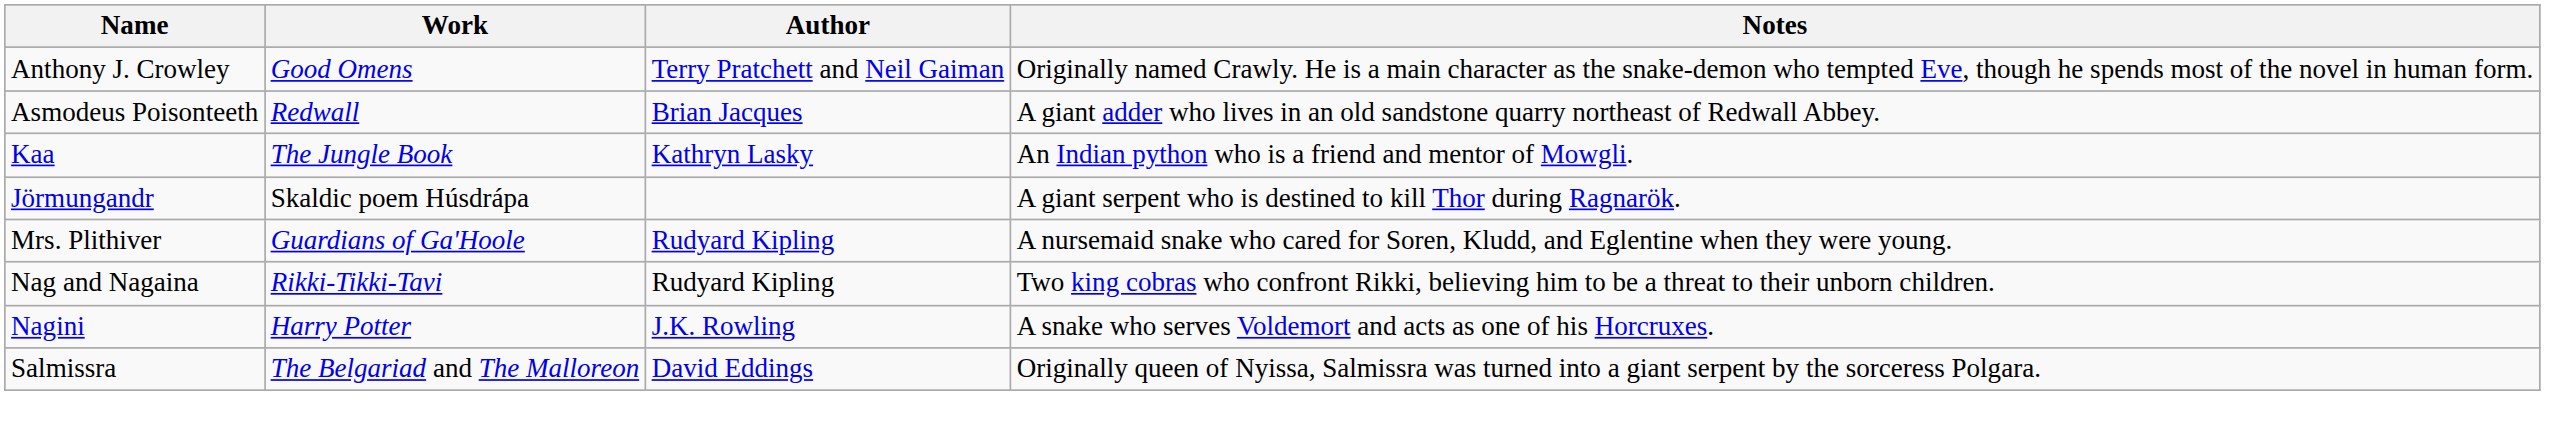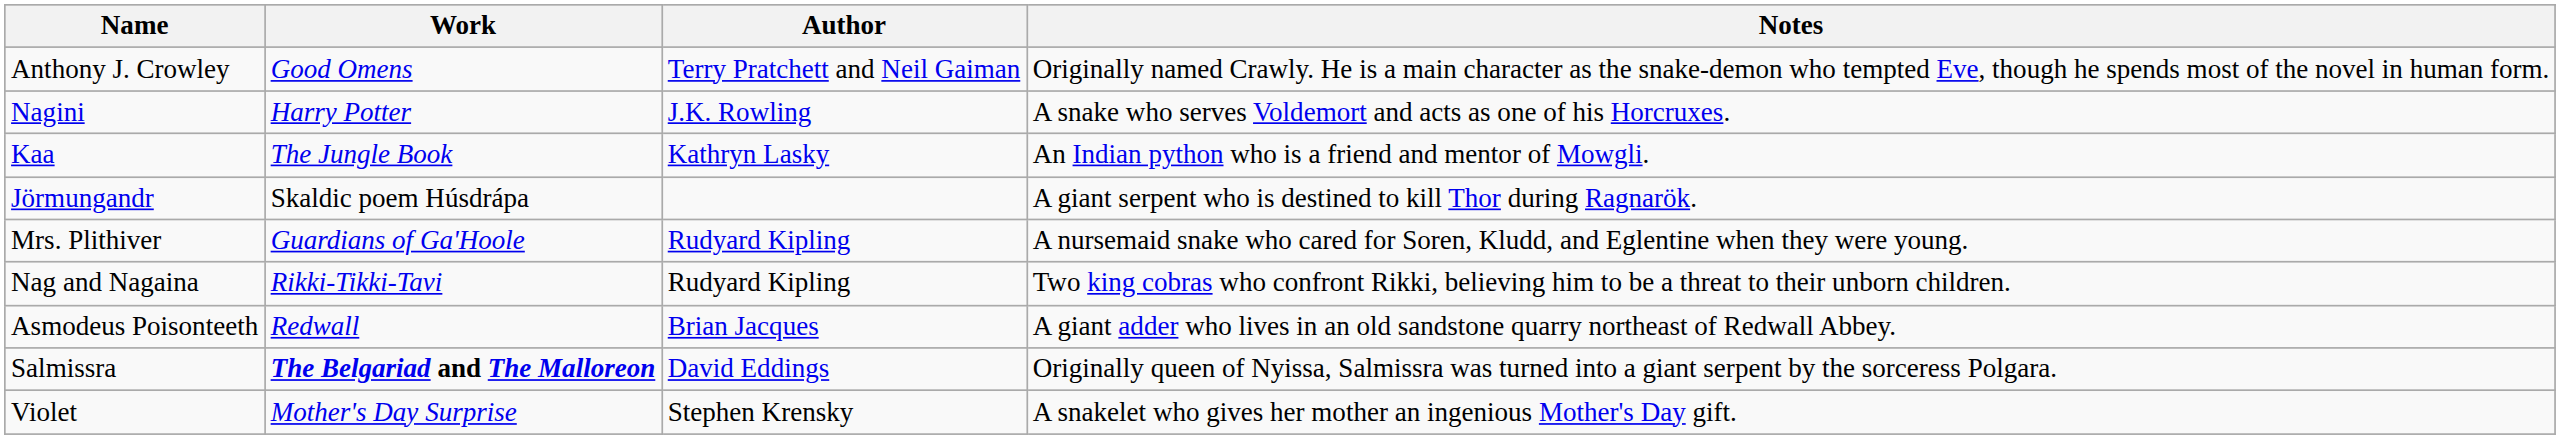rows swapped: (135, 111) <-> (48, 326)
(455, 369) normal -> (463, 369) bold
+ row: (44, 411)
